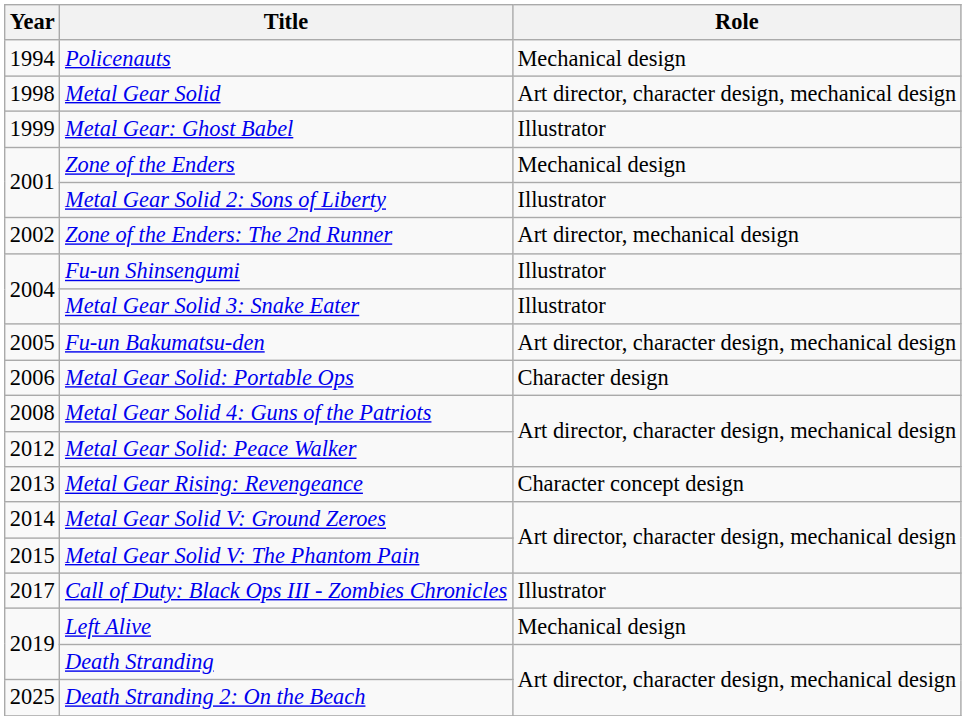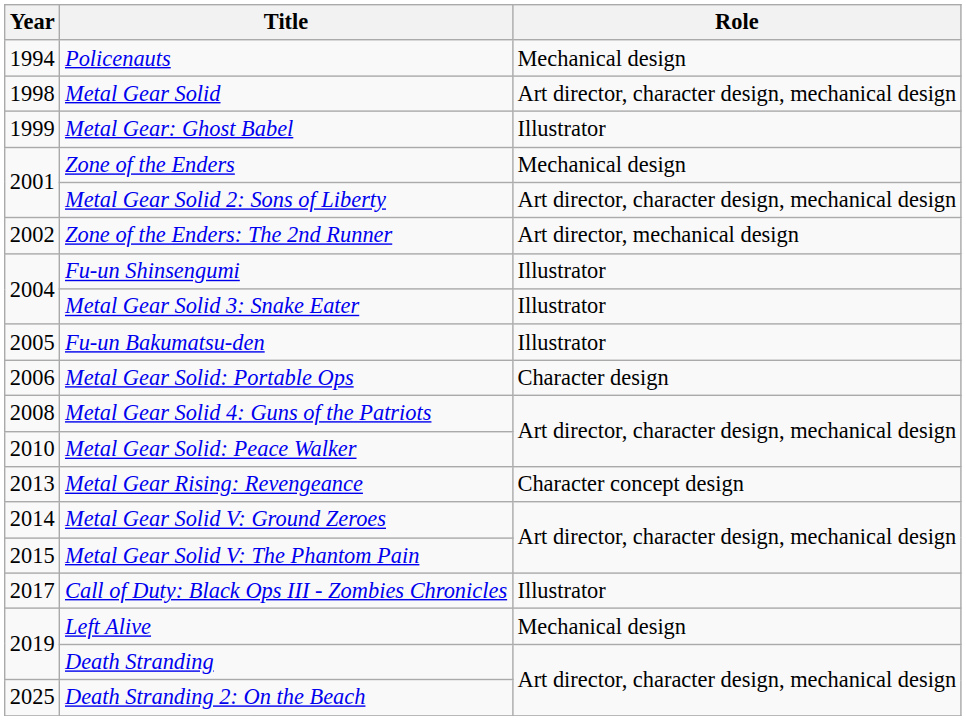(562, 199) Illustrator -> (737, 199) Art director, character design, mechanical design
(737, 341) Art director, character design, mechanical design -> (562, 341) Illustrator
(32, 448) 2012 -> (32, 448) 2010
